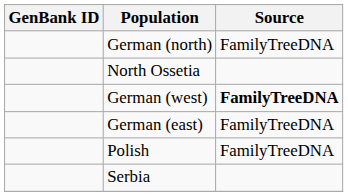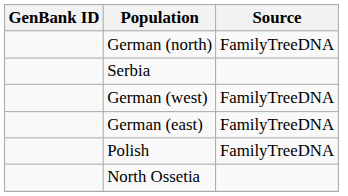rows swapped: (154, 71) <-> (129, 177)
(279, 97) bold -> (277, 97) normal
